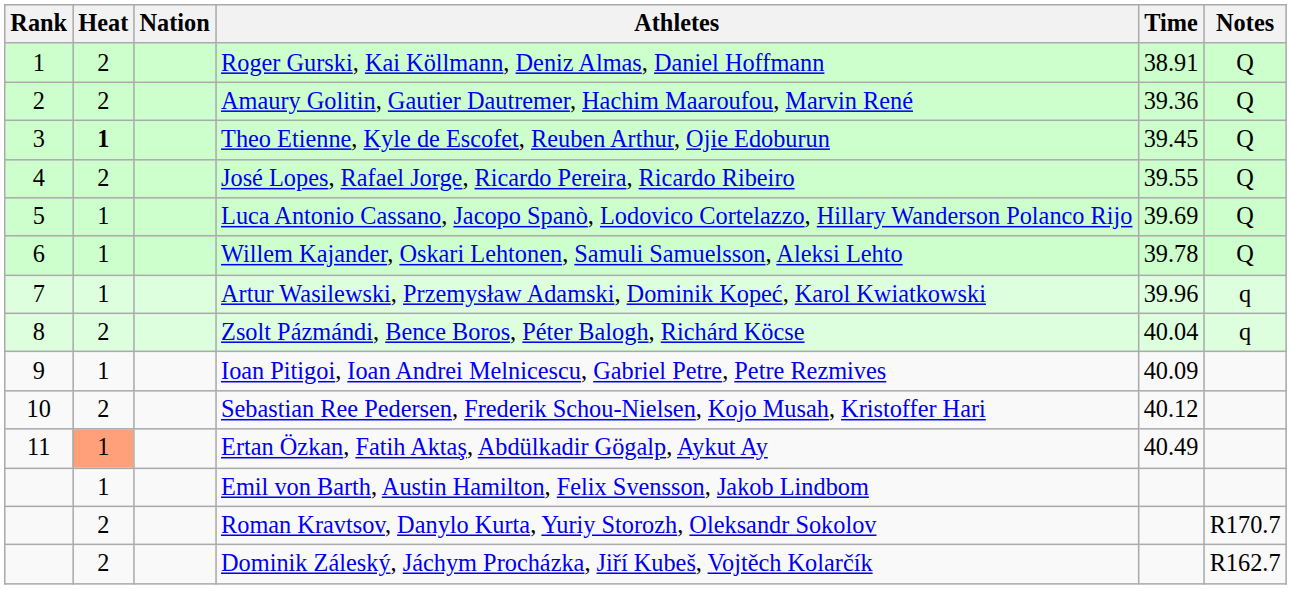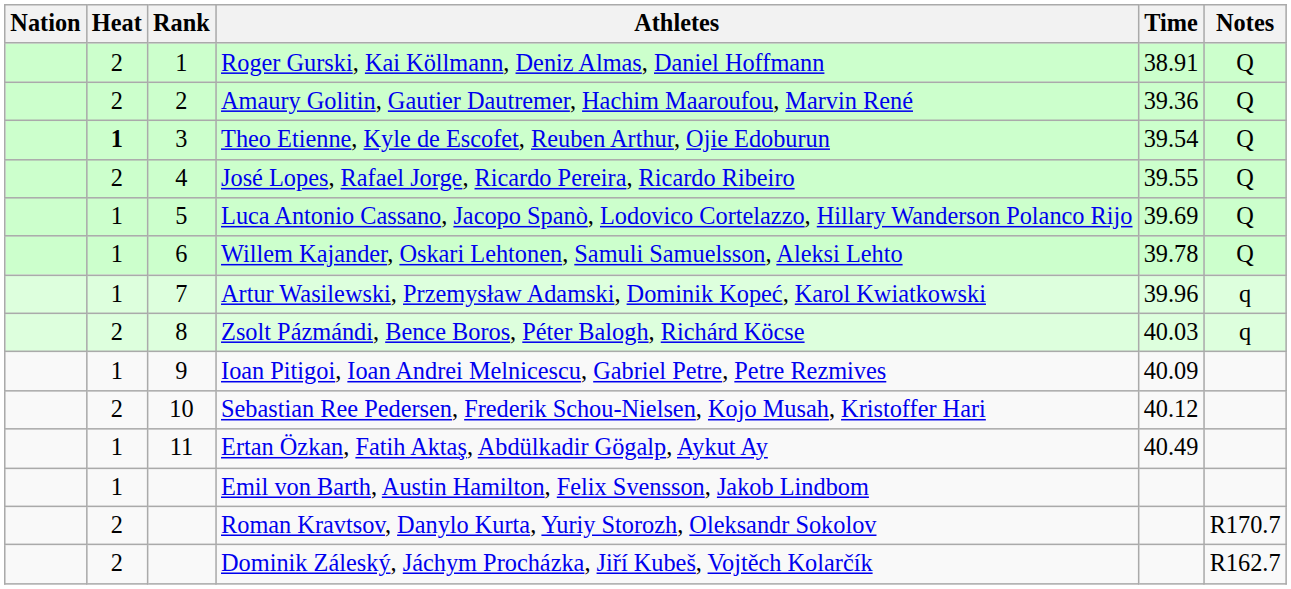columns swapped: (39, 23) <-> (175, 23)
(1171, 139) 39.45 -> (1171, 139) 39.54
(1171, 332) 40.04 -> (1171, 332) 40.03
(103, 448) lightsalmon background -> (117, 448) no background
